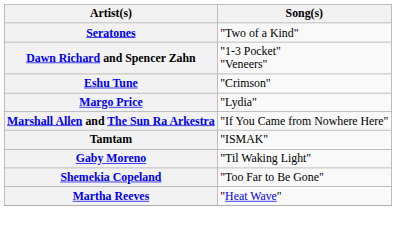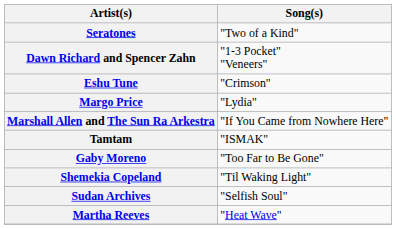(266, 158) "Til Waking Light" -> (272, 158) "Too Far to Be Gone"
(272, 177) "Too Far to Be Gone" -> (266, 177) "Til Waking Light"
+ row: (111, 196)
